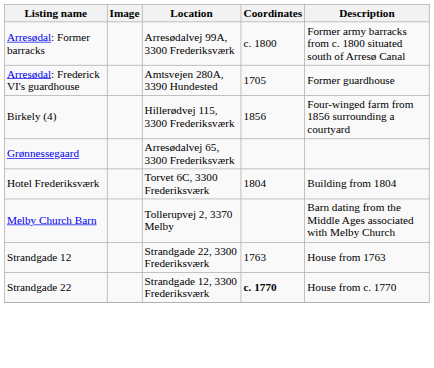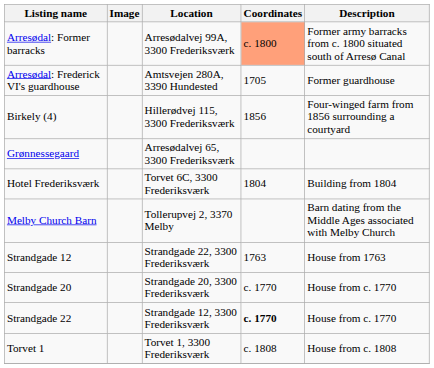(260, 43) no background -> (260, 43) lightsalmon background
+ row: (39, 287)
+ row: (26, 348)
